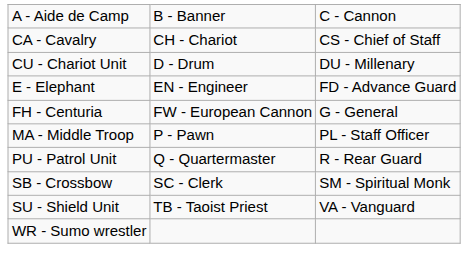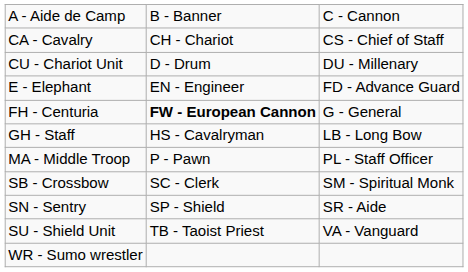(233, 111) normal -> (233, 111) bold
+ row: (41, 135)
- row: (64, 159)
+ row: (47, 207)
